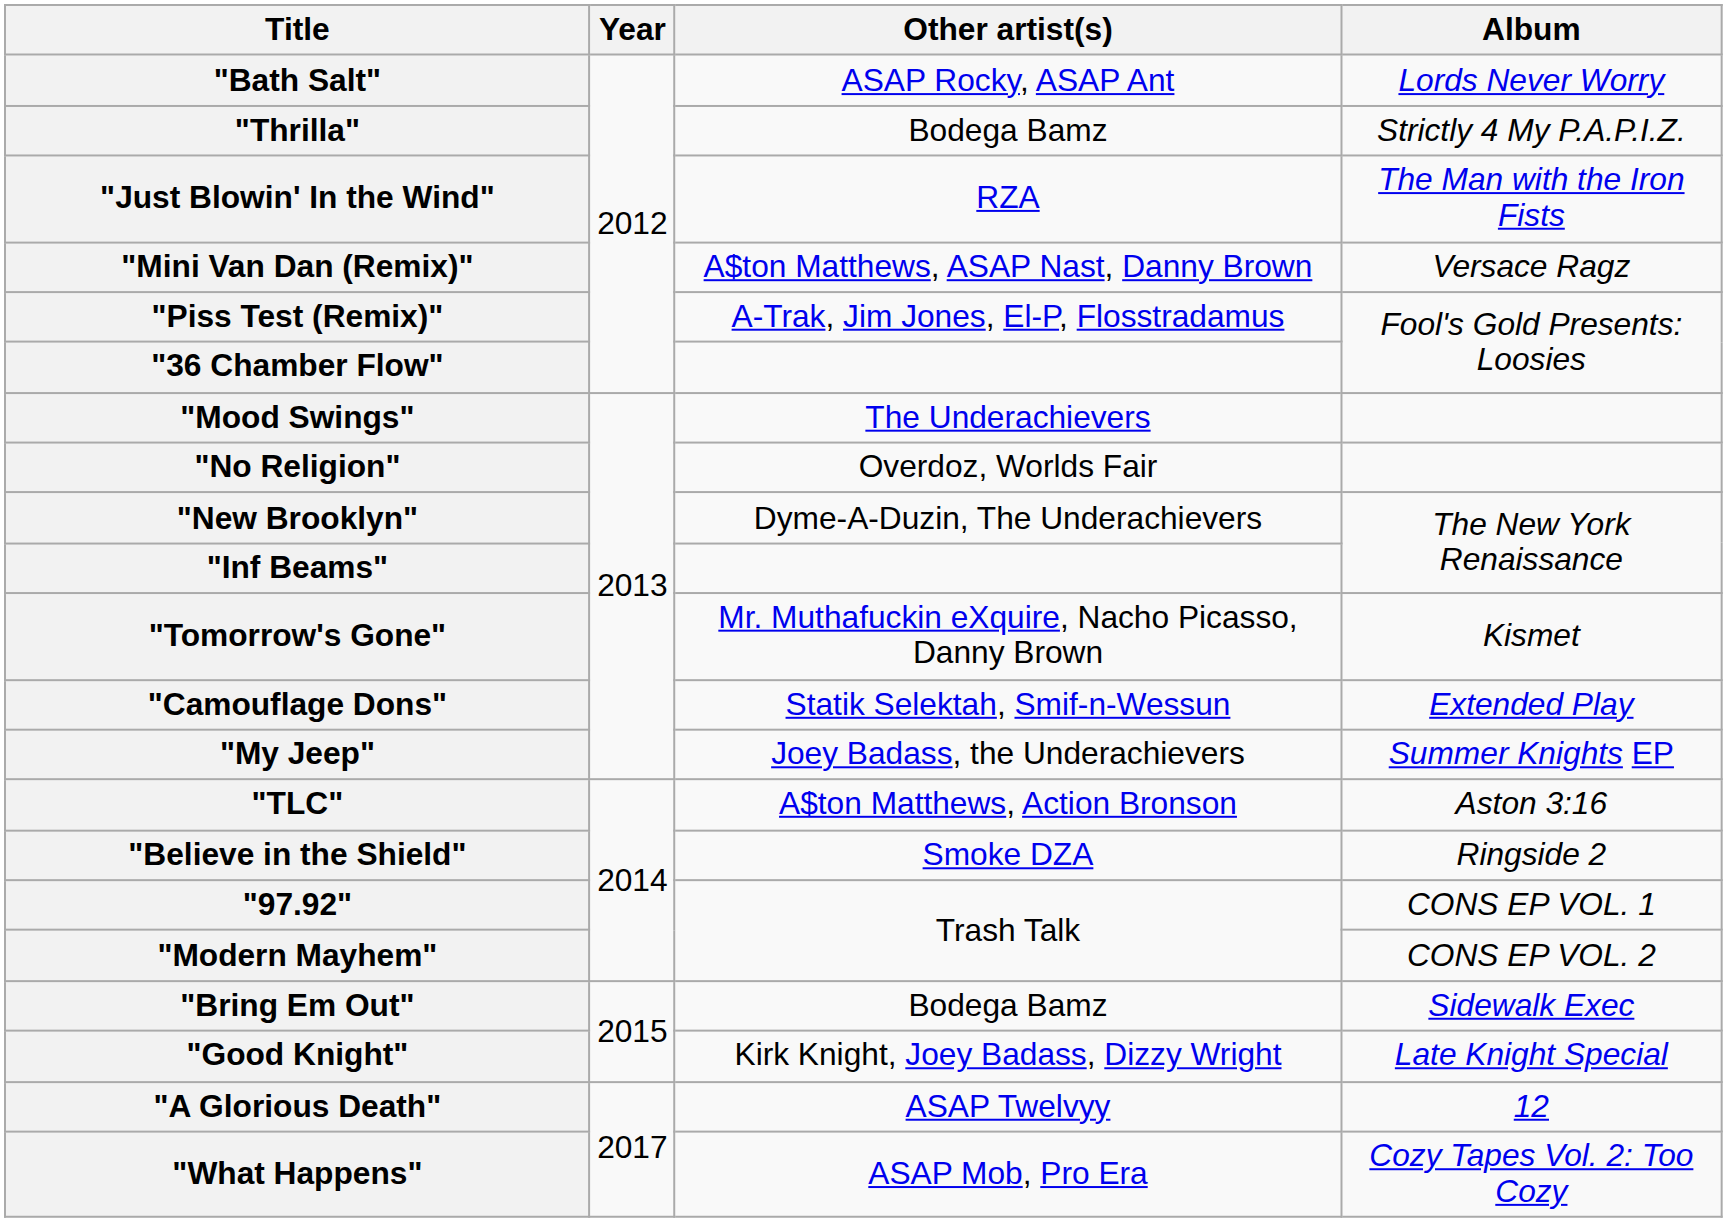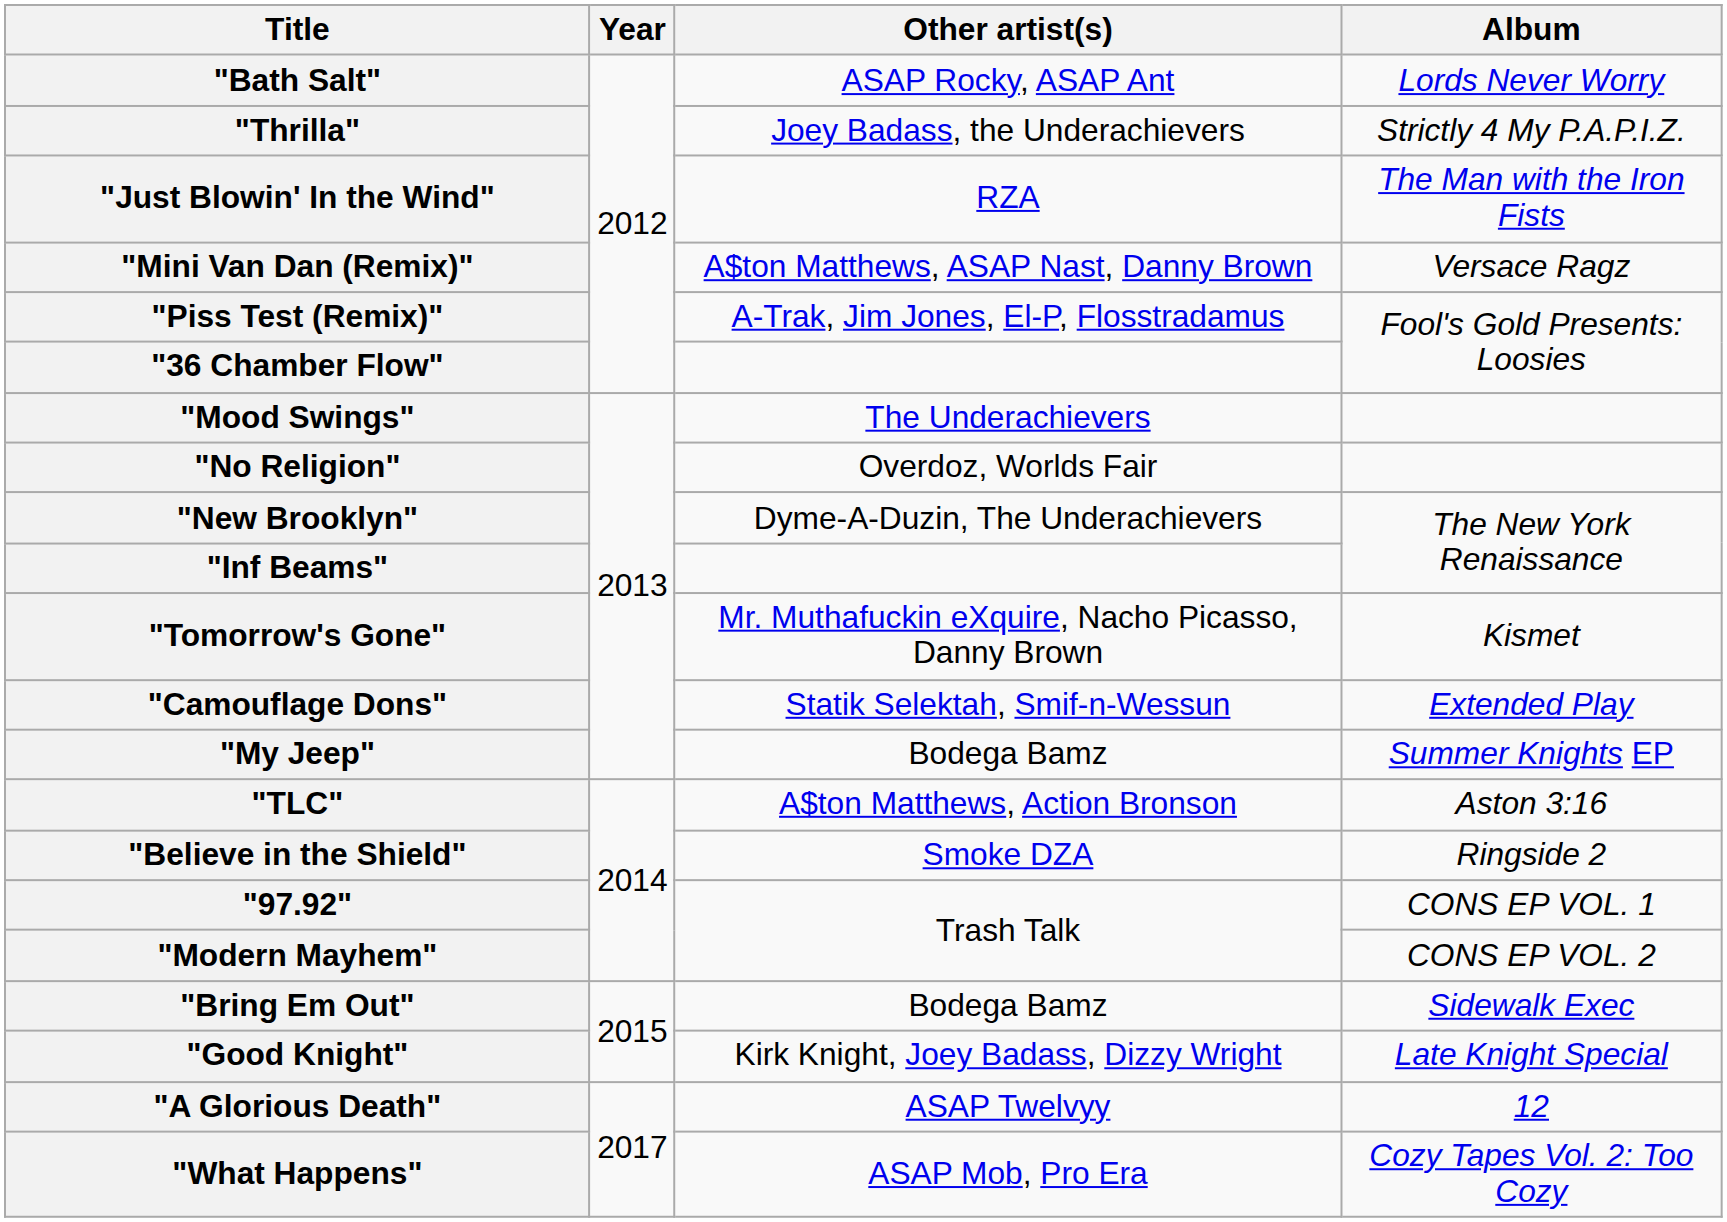(1008, 130) Bodega Bamz -> (1008, 130) Joey Badass, the Underachievers
(1008, 754) Joey Badass, the Underachievers -> (1008, 754) Bodega Bamz
